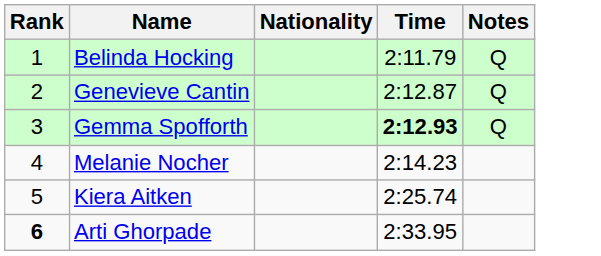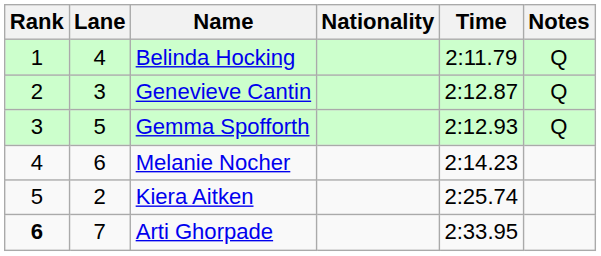+ column: (100, 22)
(420, 127) bold -> (481, 127) normal
